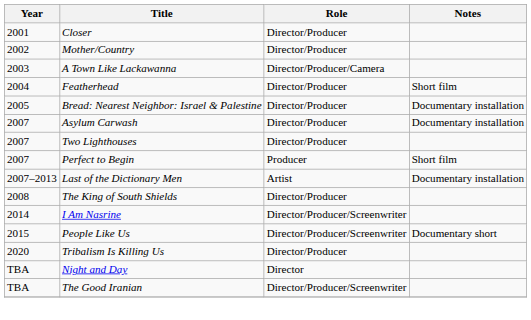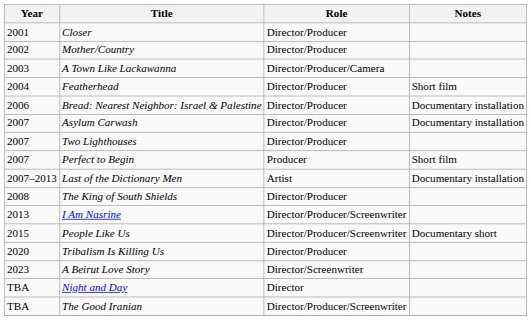(18, 105) 2005 -> (18, 105) 2006
(18, 215) 2014 -> (18, 215) 2013
+ row: (106, 270)
